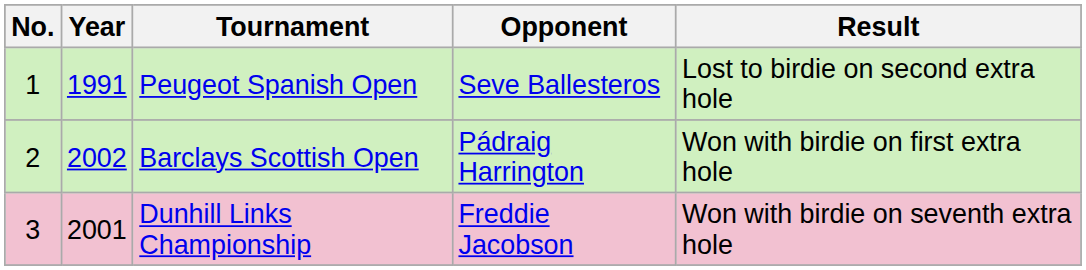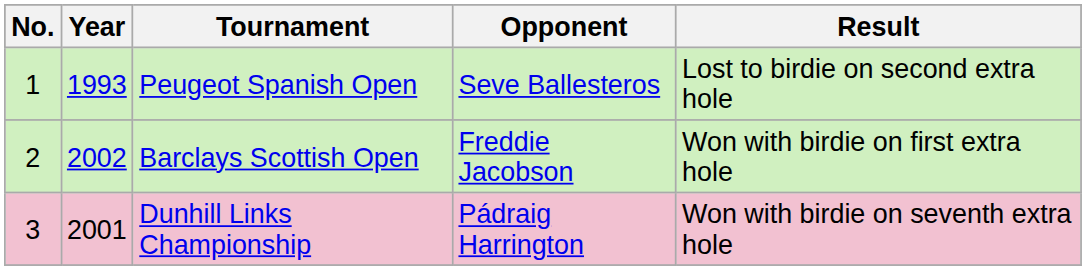(97, 84) 1991 -> (97, 84) 1993
(521, 157) Pádraig Harrington -> (516, 157) Freddie Jacobson
(516, 229) Freddie Jacobson -> (521, 229) Pádraig Harrington
